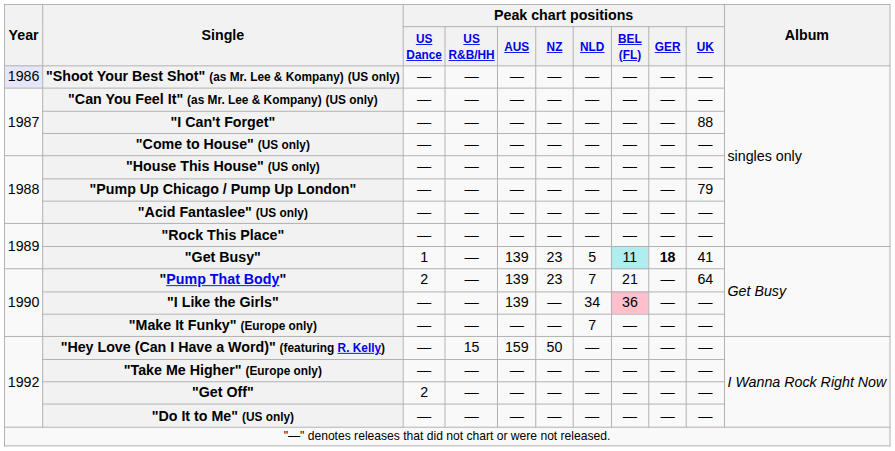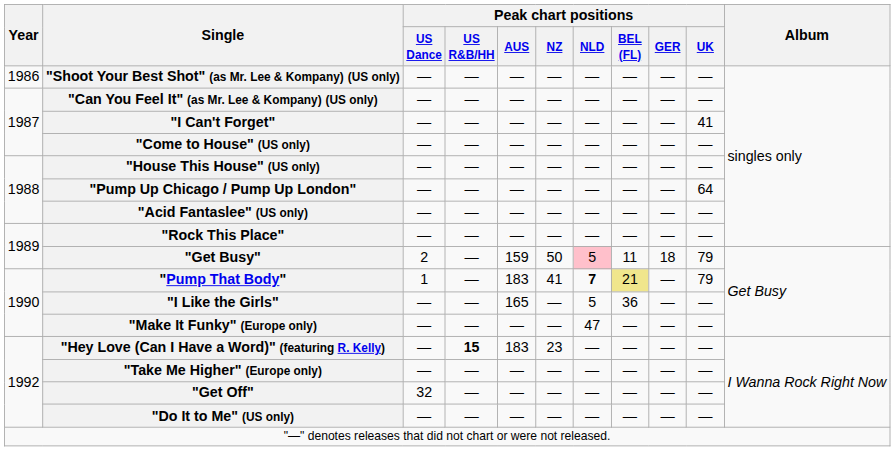(24, 76) lavender background -> (24, 76) no background
(705, 122) 88 -> (705, 122) 41
(705, 189) 79 -> (705, 189) 64
(424, 257) 1 -> (424, 257) 2
(517, 257) 139 -> (517, 257) 159
(554, 257) 23 -> (554, 257) 50
(592, 257) no background -> (592, 257) pink background
(630, 257) paleturquoise background -> (630, 257) no background
(668, 257) bold -> (668, 257) normal
(705, 257) 41 -> (705, 257) 79
(424, 280) 2 -> (424, 280) 1
(517, 280) 139 -> (517, 280) 183
(554, 280) 23 -> (554, 280) 41
(592, 280) normal -> (592, 280) bold
(630, 280) no background -> (630, 280) khaki background
(705, 280) 64 -> (705, 280) 79
(517, 302) 139 -> (517, 302) 165
(592, 302) 34 -> (592, 302) 5
(630, 302) pink background -> (630, 302) no background
(592, 325) 7 -> (592, 325) 47
(472, 347) normal -> (472, 347) bold
(517, 347) 159 -> (517, 347) 183
(554, 347) 50 -> (554, 347) 23
(424, 393) 2 -> (424, 393) 32
